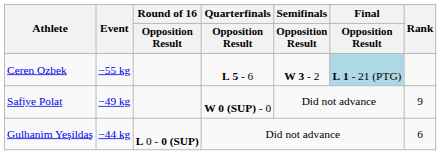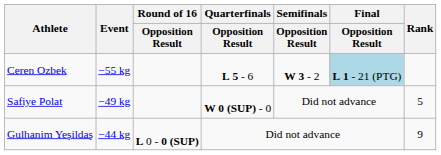(420, 102) 9 -> (420, 102) 5
(420, 134) 6 -> (420, 134) 9
